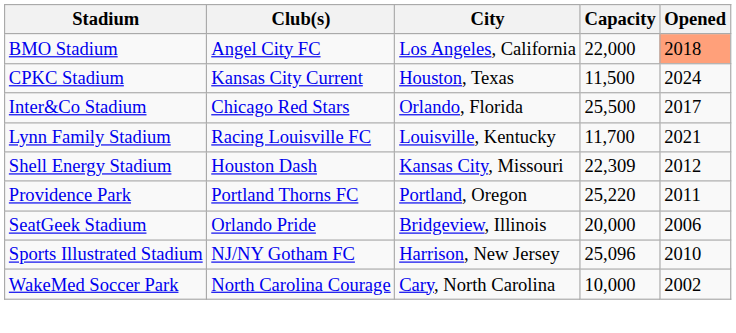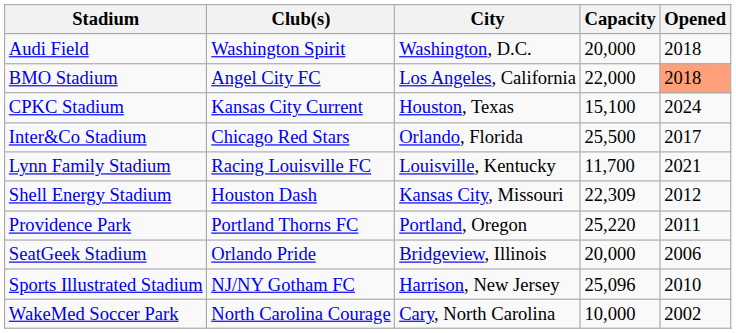+ row: (49, 48)
(610, 78) 11,500 -> (610, 107) 15,100
